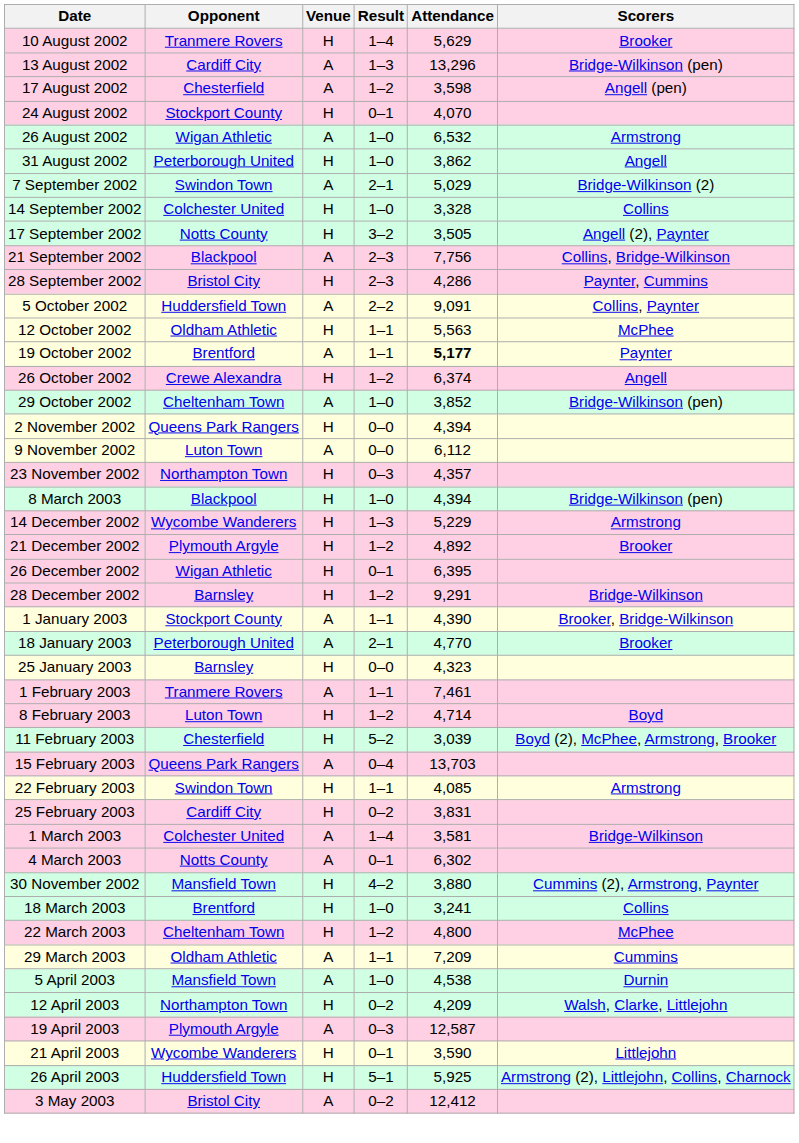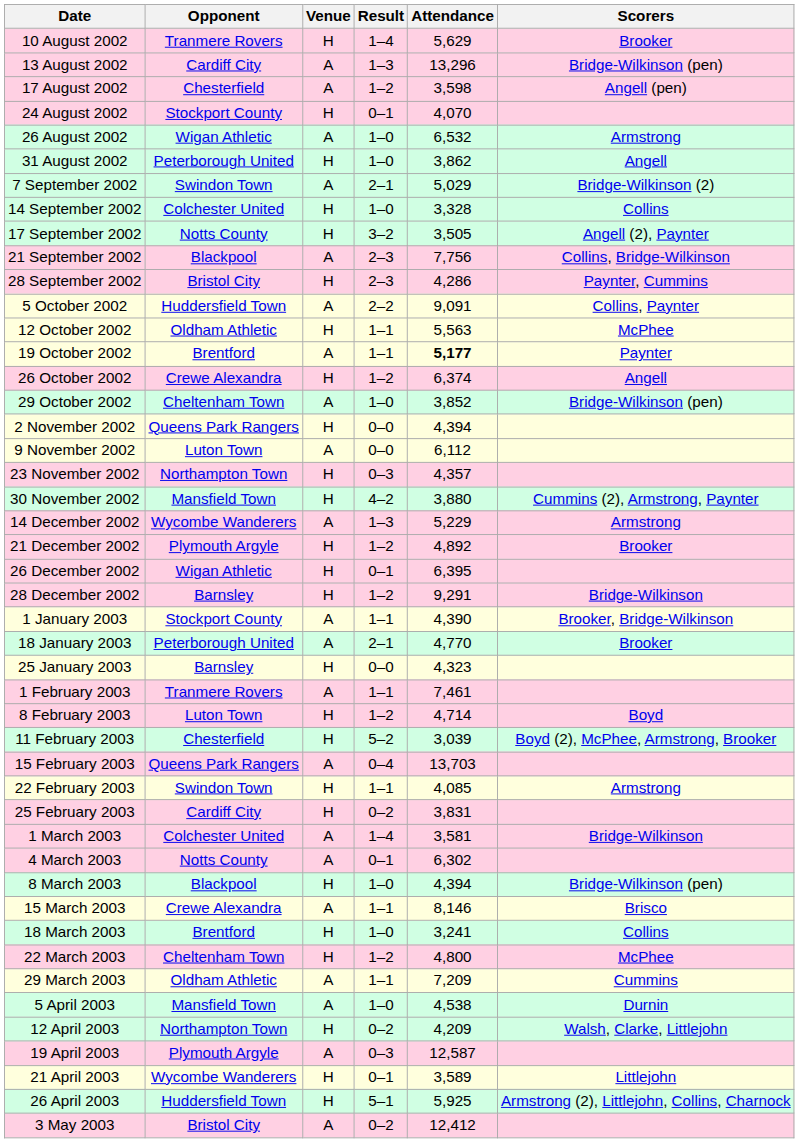rows swapped: (75, 884) <-> (75, 498)
(328, 522) H -> (328, 522) A
+ row: (75, 908)
(453, 1053) 3,590 -> (453, 1077) 3,589
